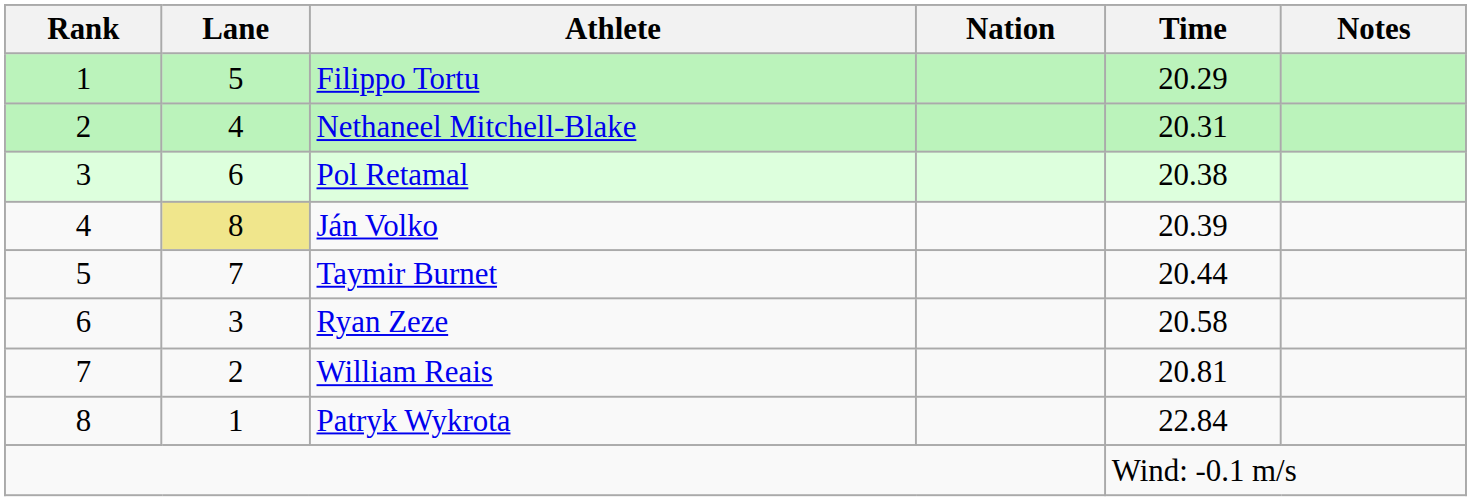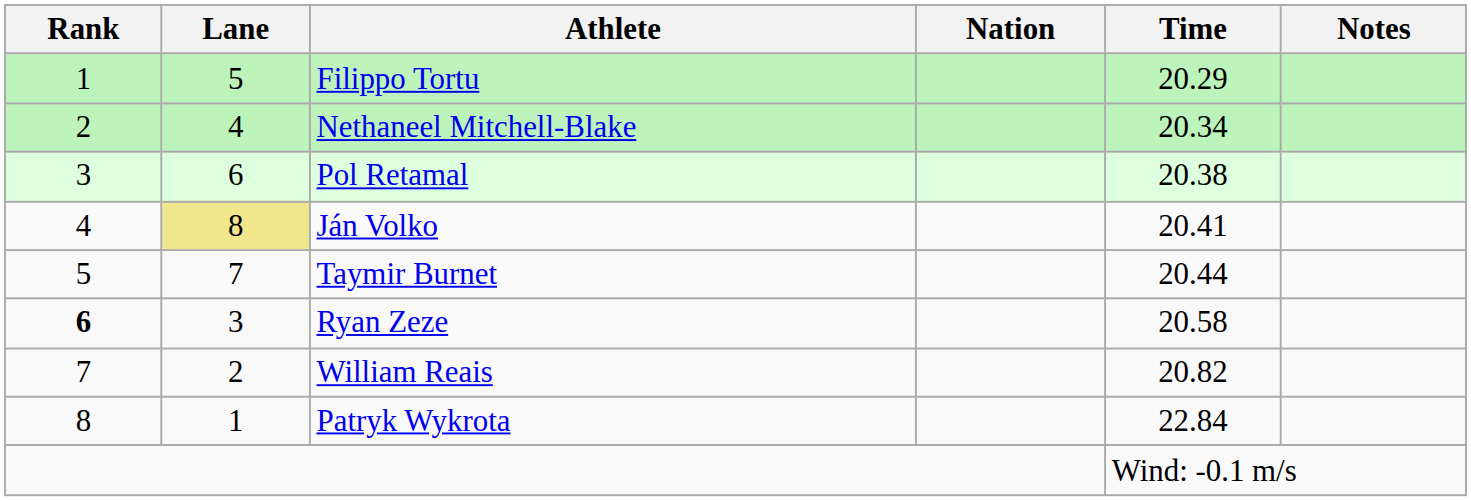(1193, 126) 20.31 -> (1193, 126) 20.34
(1193, 224) 20.39 -> (1193, 224) 20.41
(83, 322) normal -> (83, 322) bold
(1193, 371) 20.81 -> (1193, 371) 20.82
